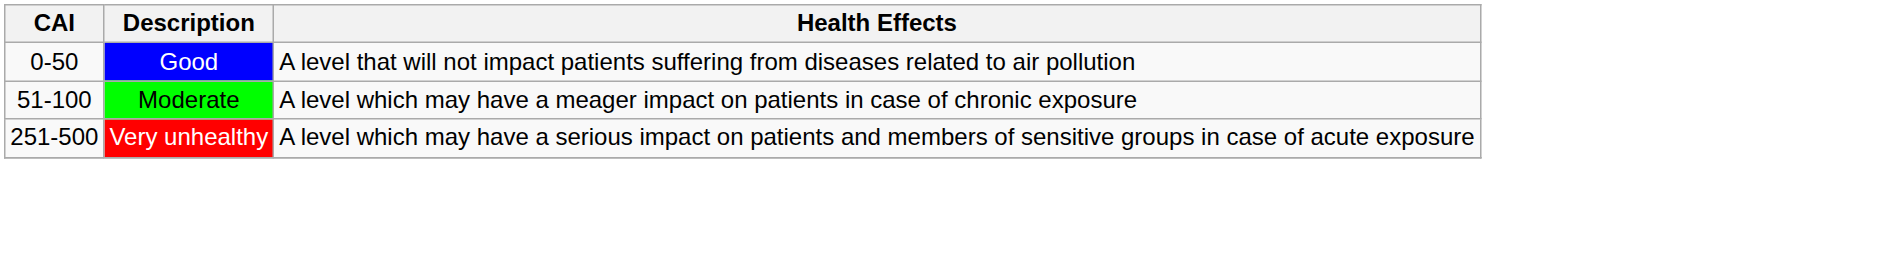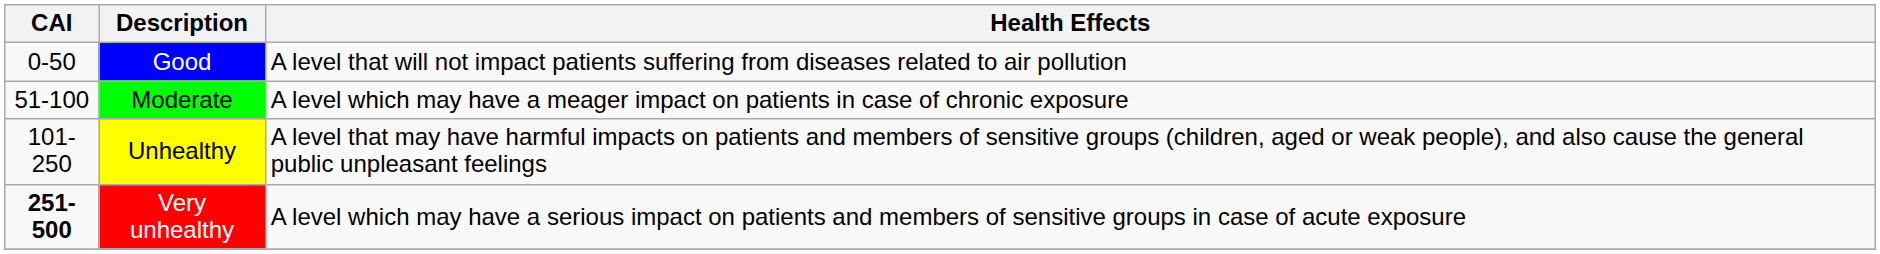+ row: (182, 151)
(54, 137) normal -> (52, 216) bold
